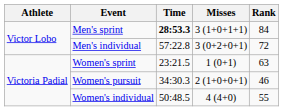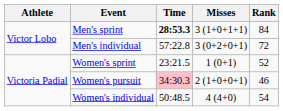(264, 63) 63 -> (264, 63) 52
(174, 80) no background -> (174, 80) pink background
(264, 97) 55 -> (264, 97) 54
